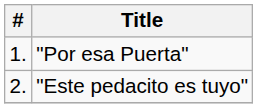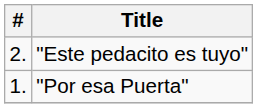rows swapped: (112, 53) <-> (142, 86)
